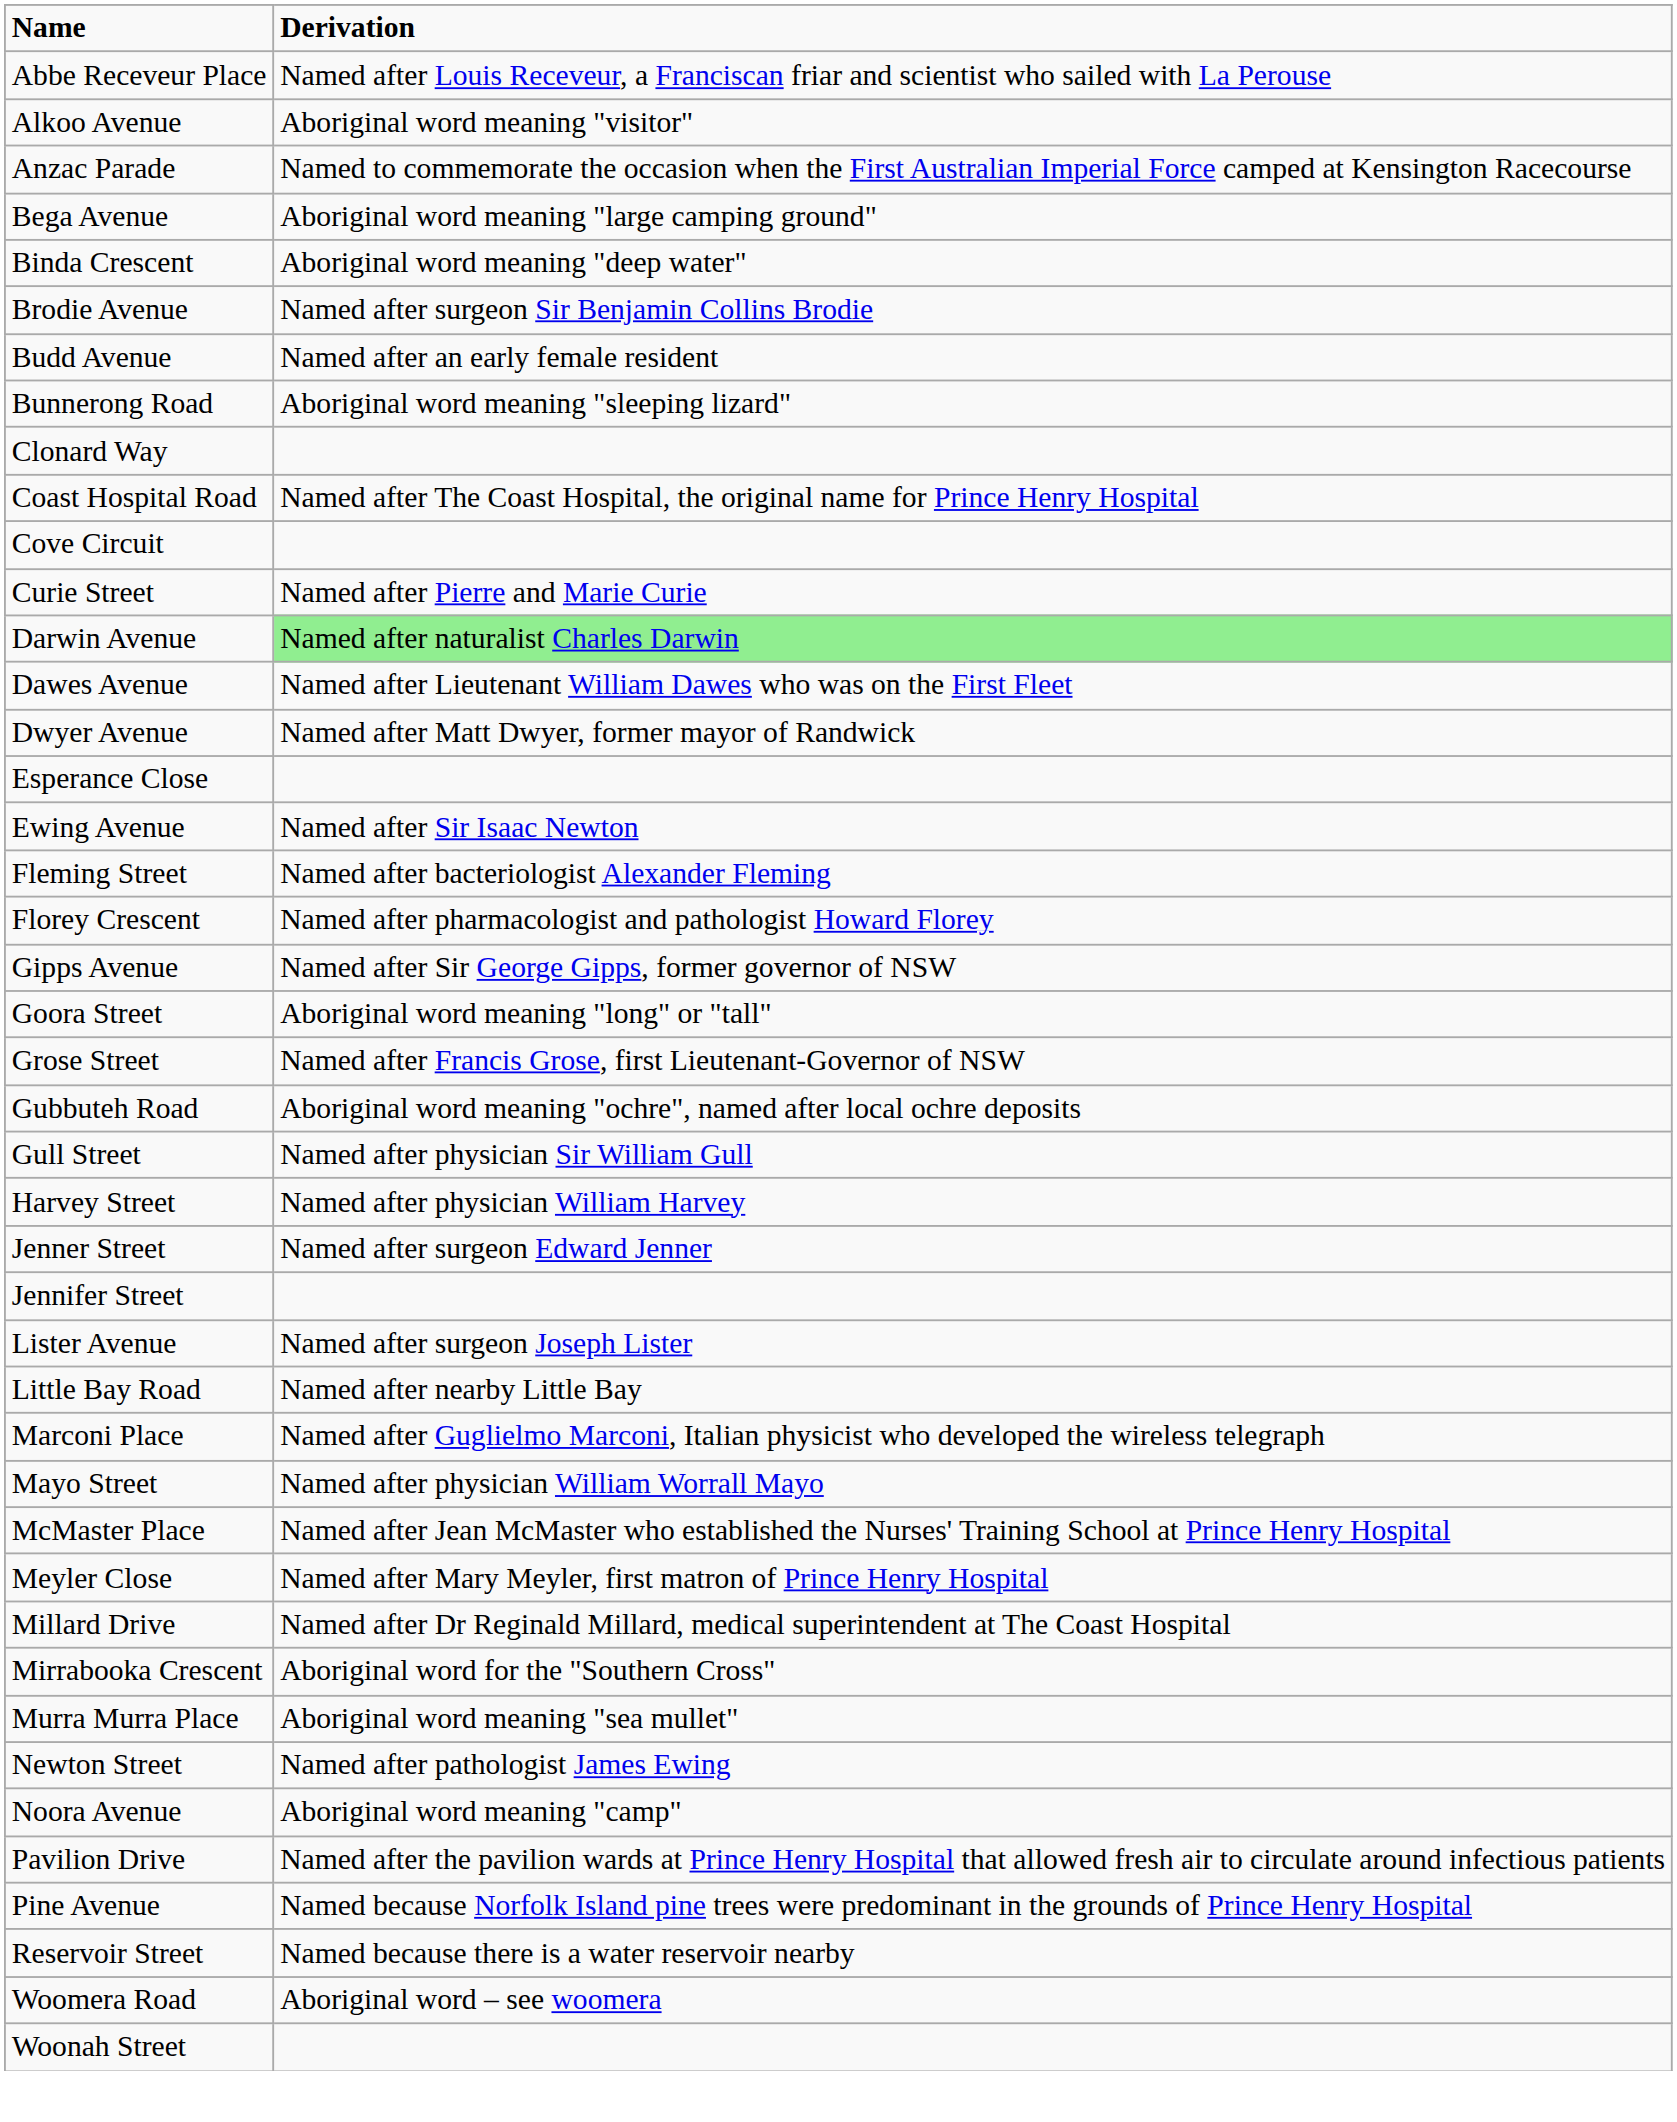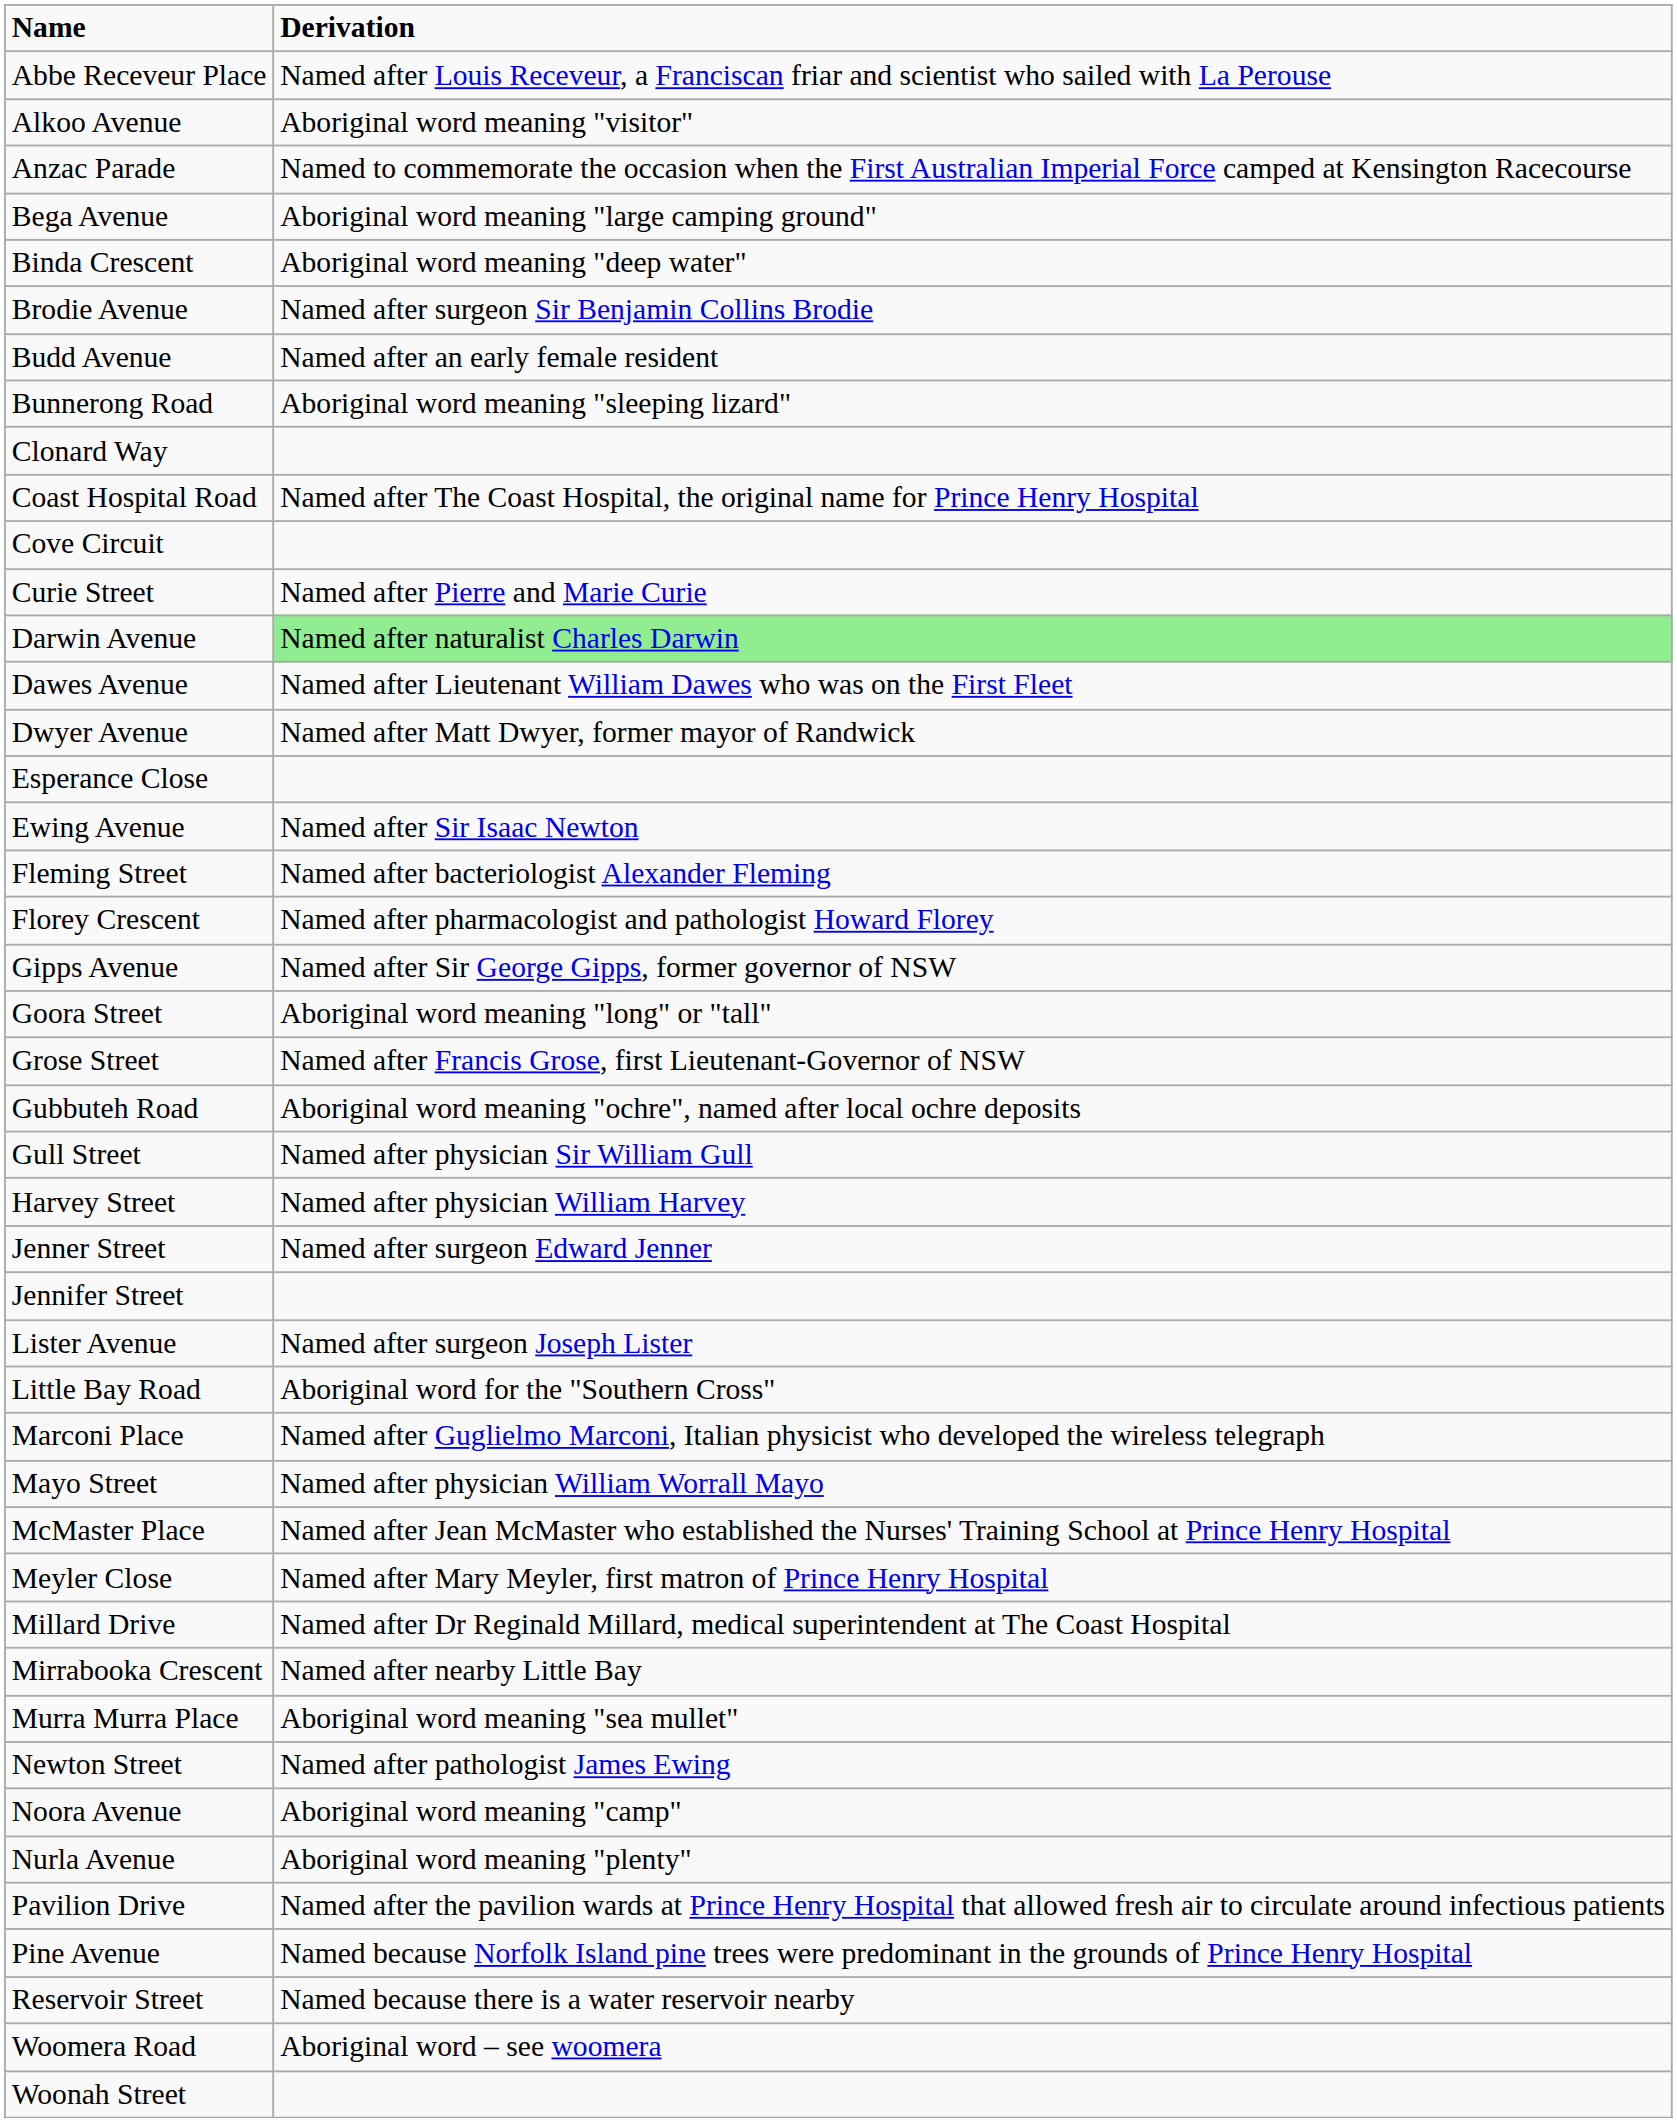(461, 1389) Named after nearby Little Bay -> (528, 1389) Aboriginal word for the "Southern Cross"
(528, 1671) Aboriginal word for the "Southern Cross" -> (461, 1671) Named after nearby Little Bay
+ row: (93, 1858)
